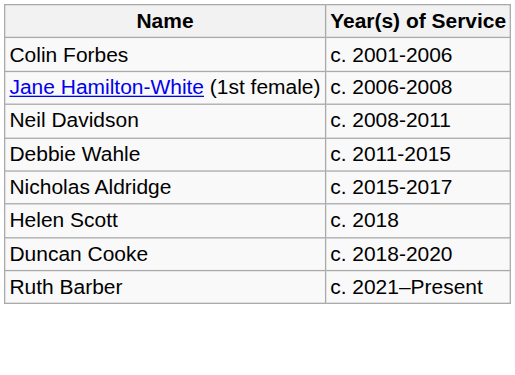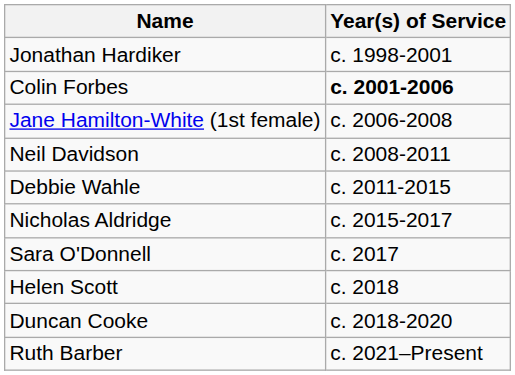+ row: (95, 54)
(391, 54) normal -> (392, 87) bold
+ row: (80, 253)
